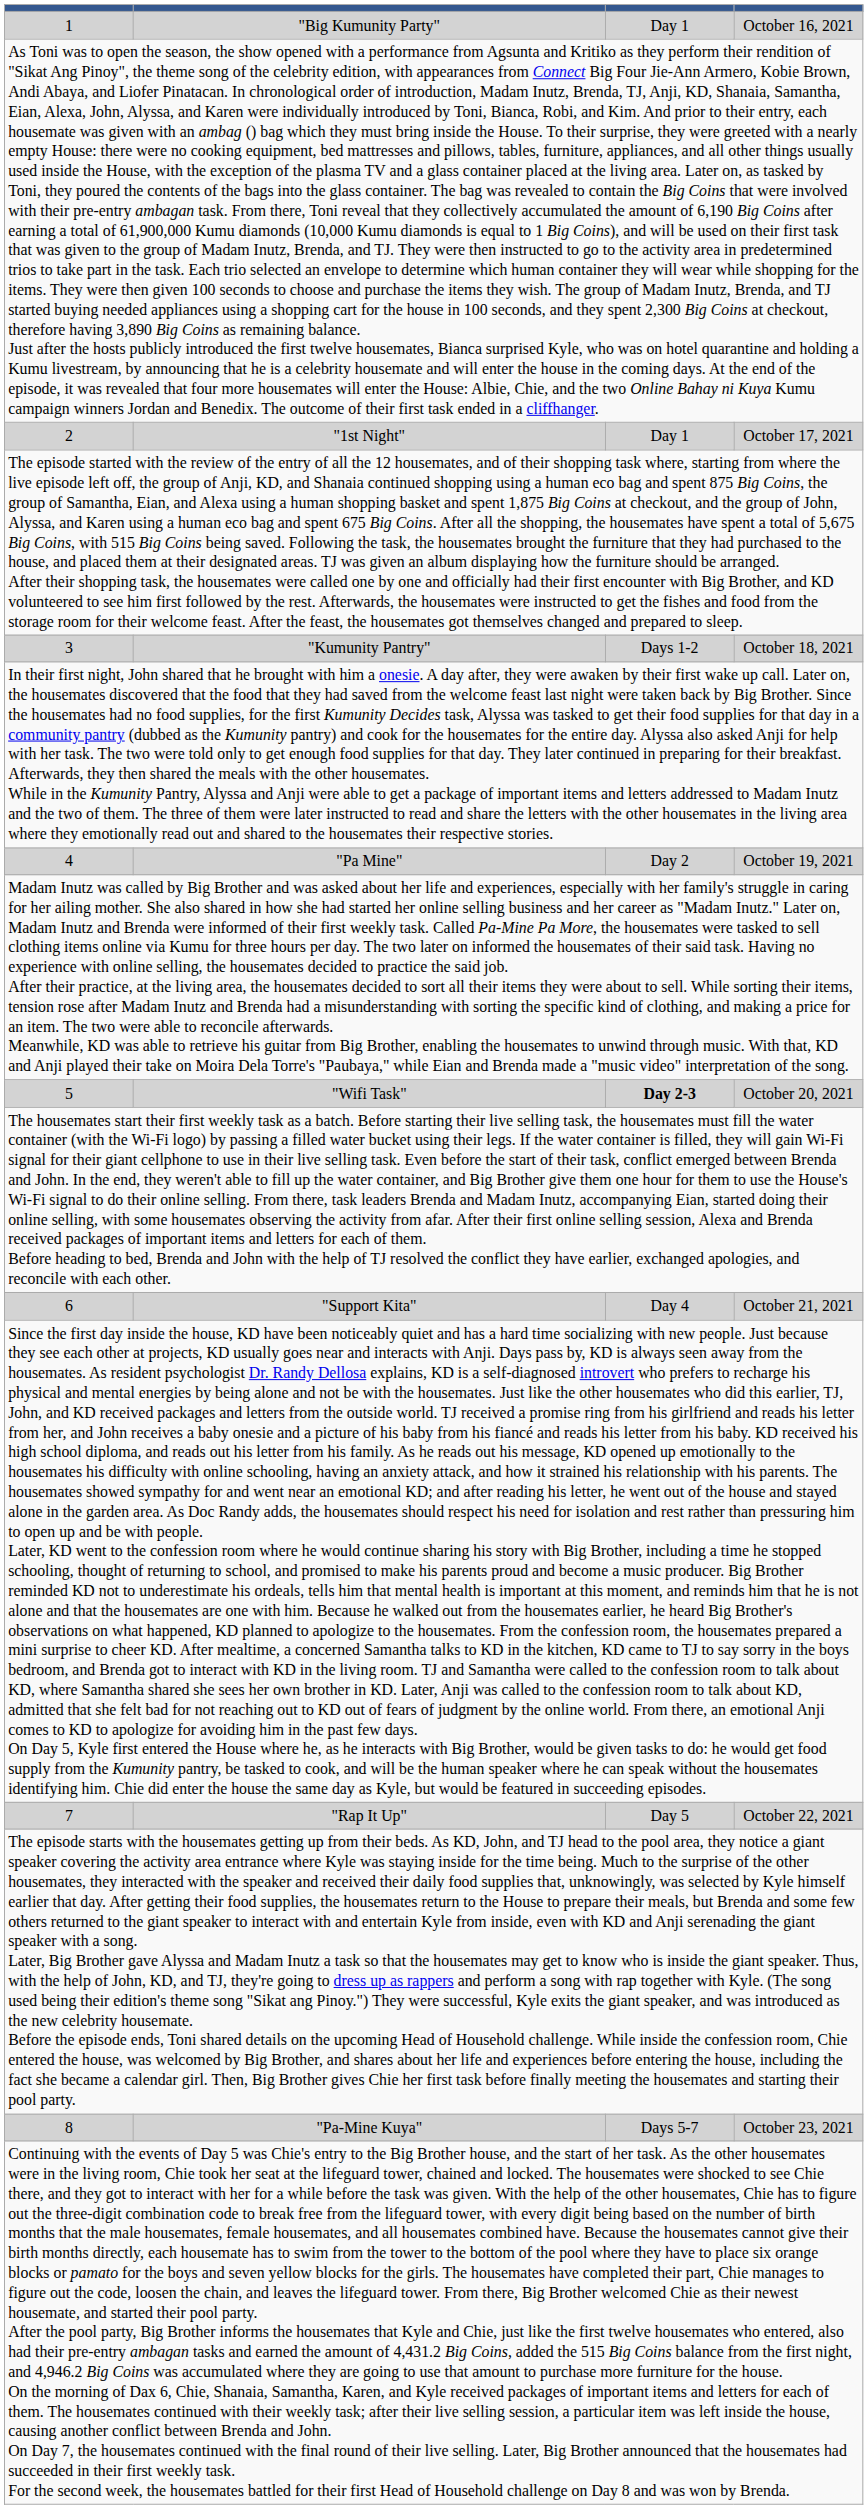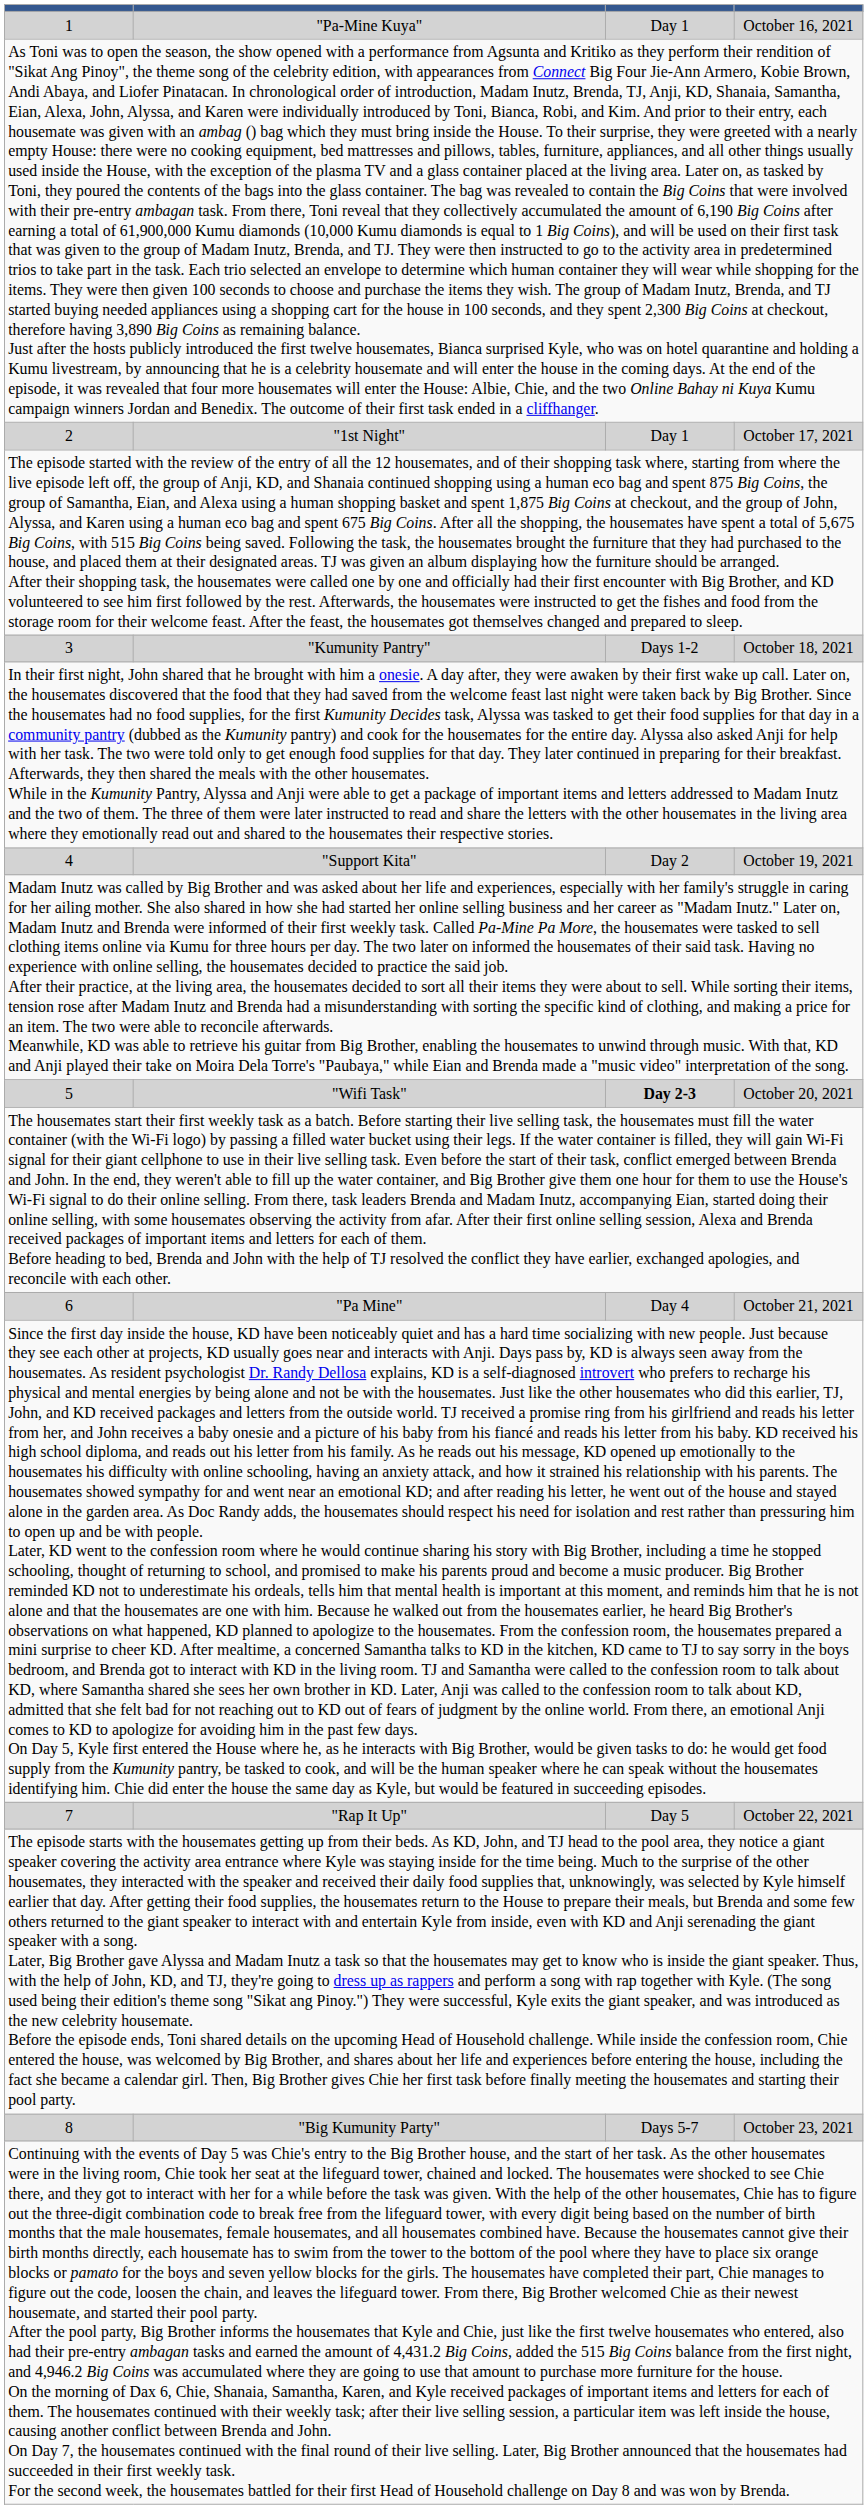(369, 25) "Big Kumunity Party" -> (369, 25) "Pa-Mine Kuya"
(369, 861) "Pa Mine" -> (369, 861) "Support Kita"
(369, 1306) "Support Kita" -> (369, 1306) "Pa Mine"
(369, 2127) "Pa-Mine Kuya" -> (369, 2127) "Big Kumunity Party"
